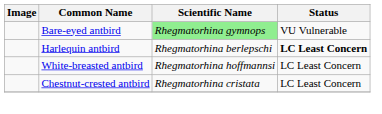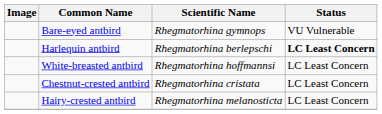(210, 30) lightgreen background -> (210, 30) no background
+ row: (88, 100)
